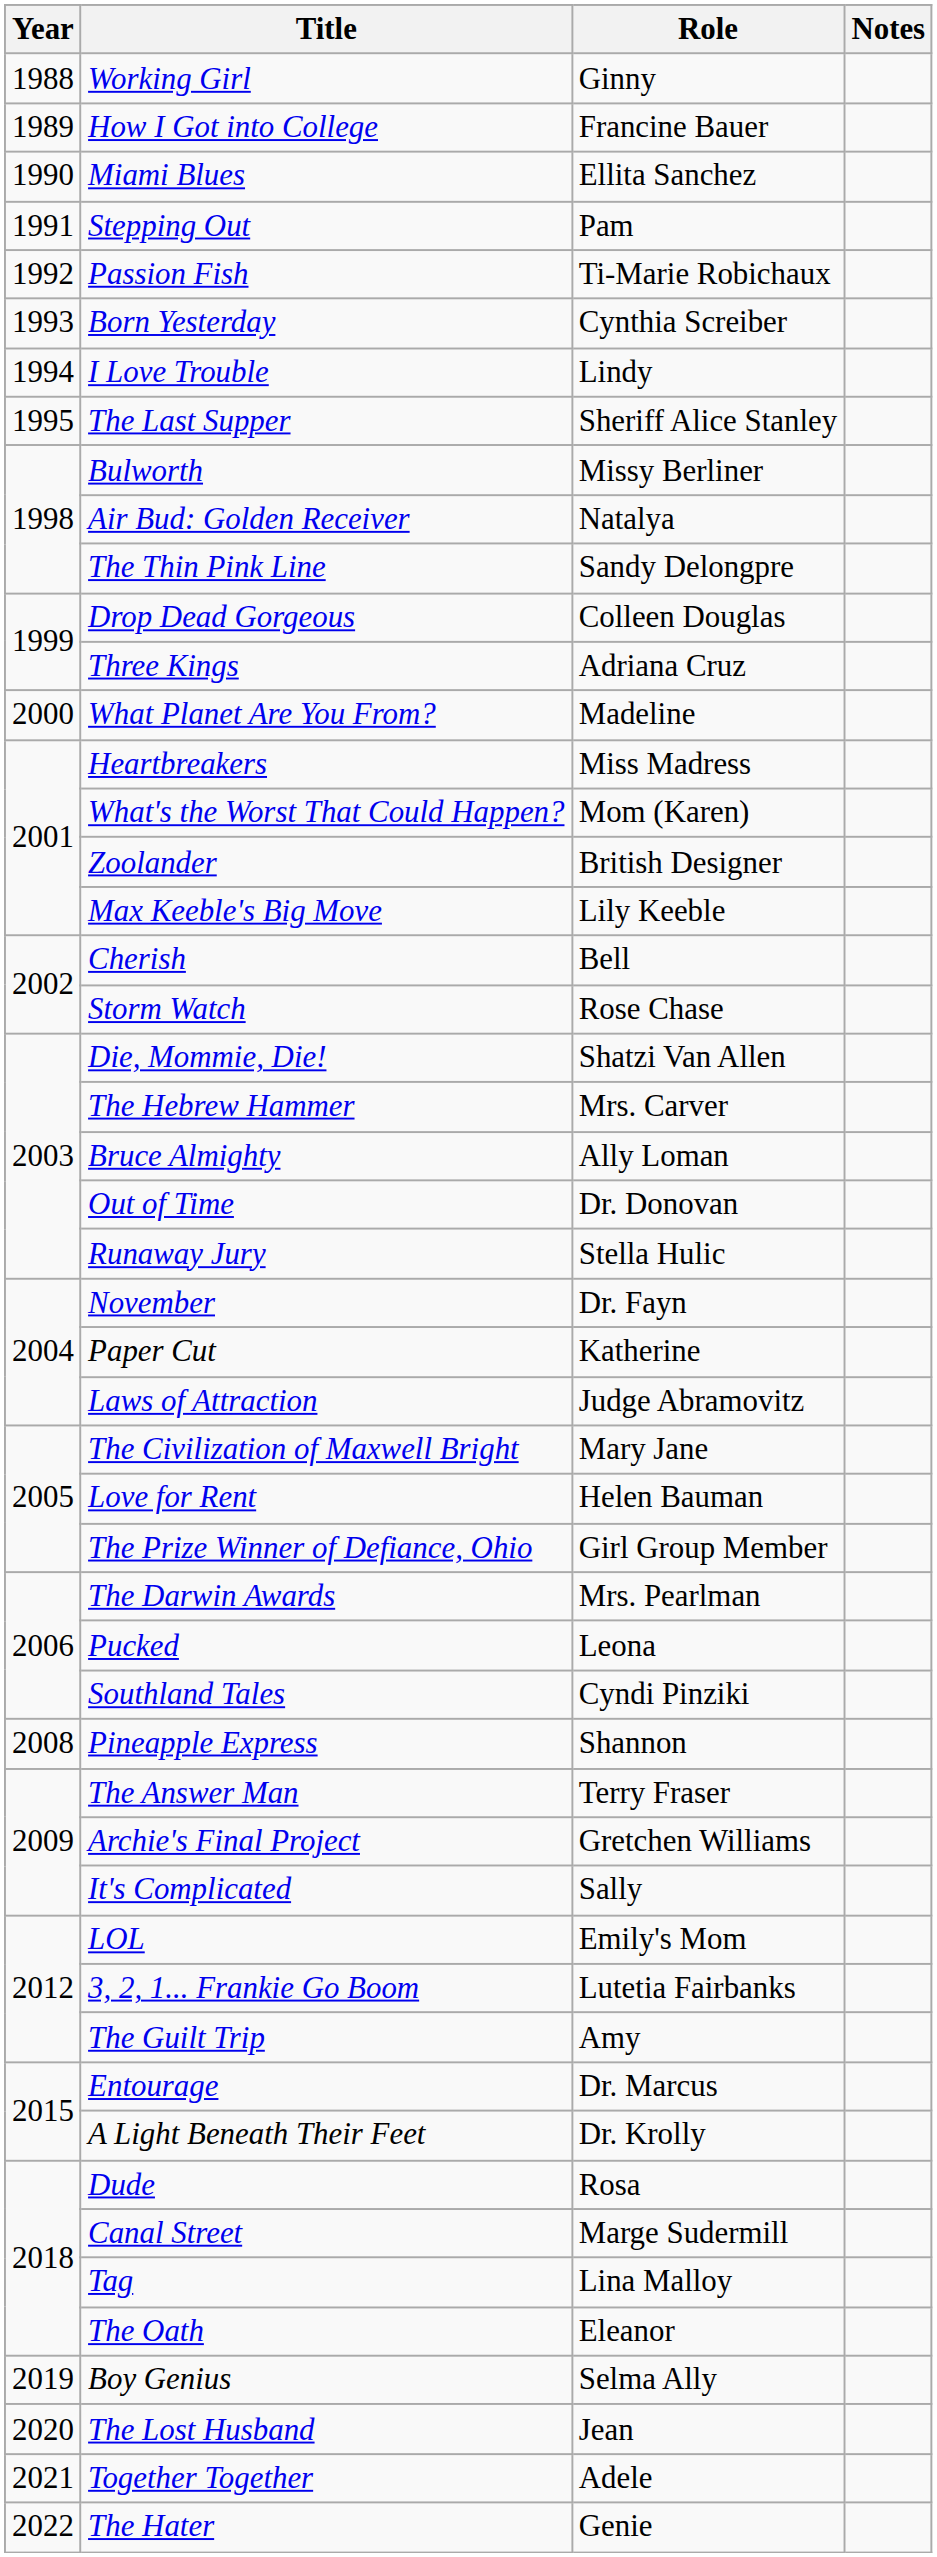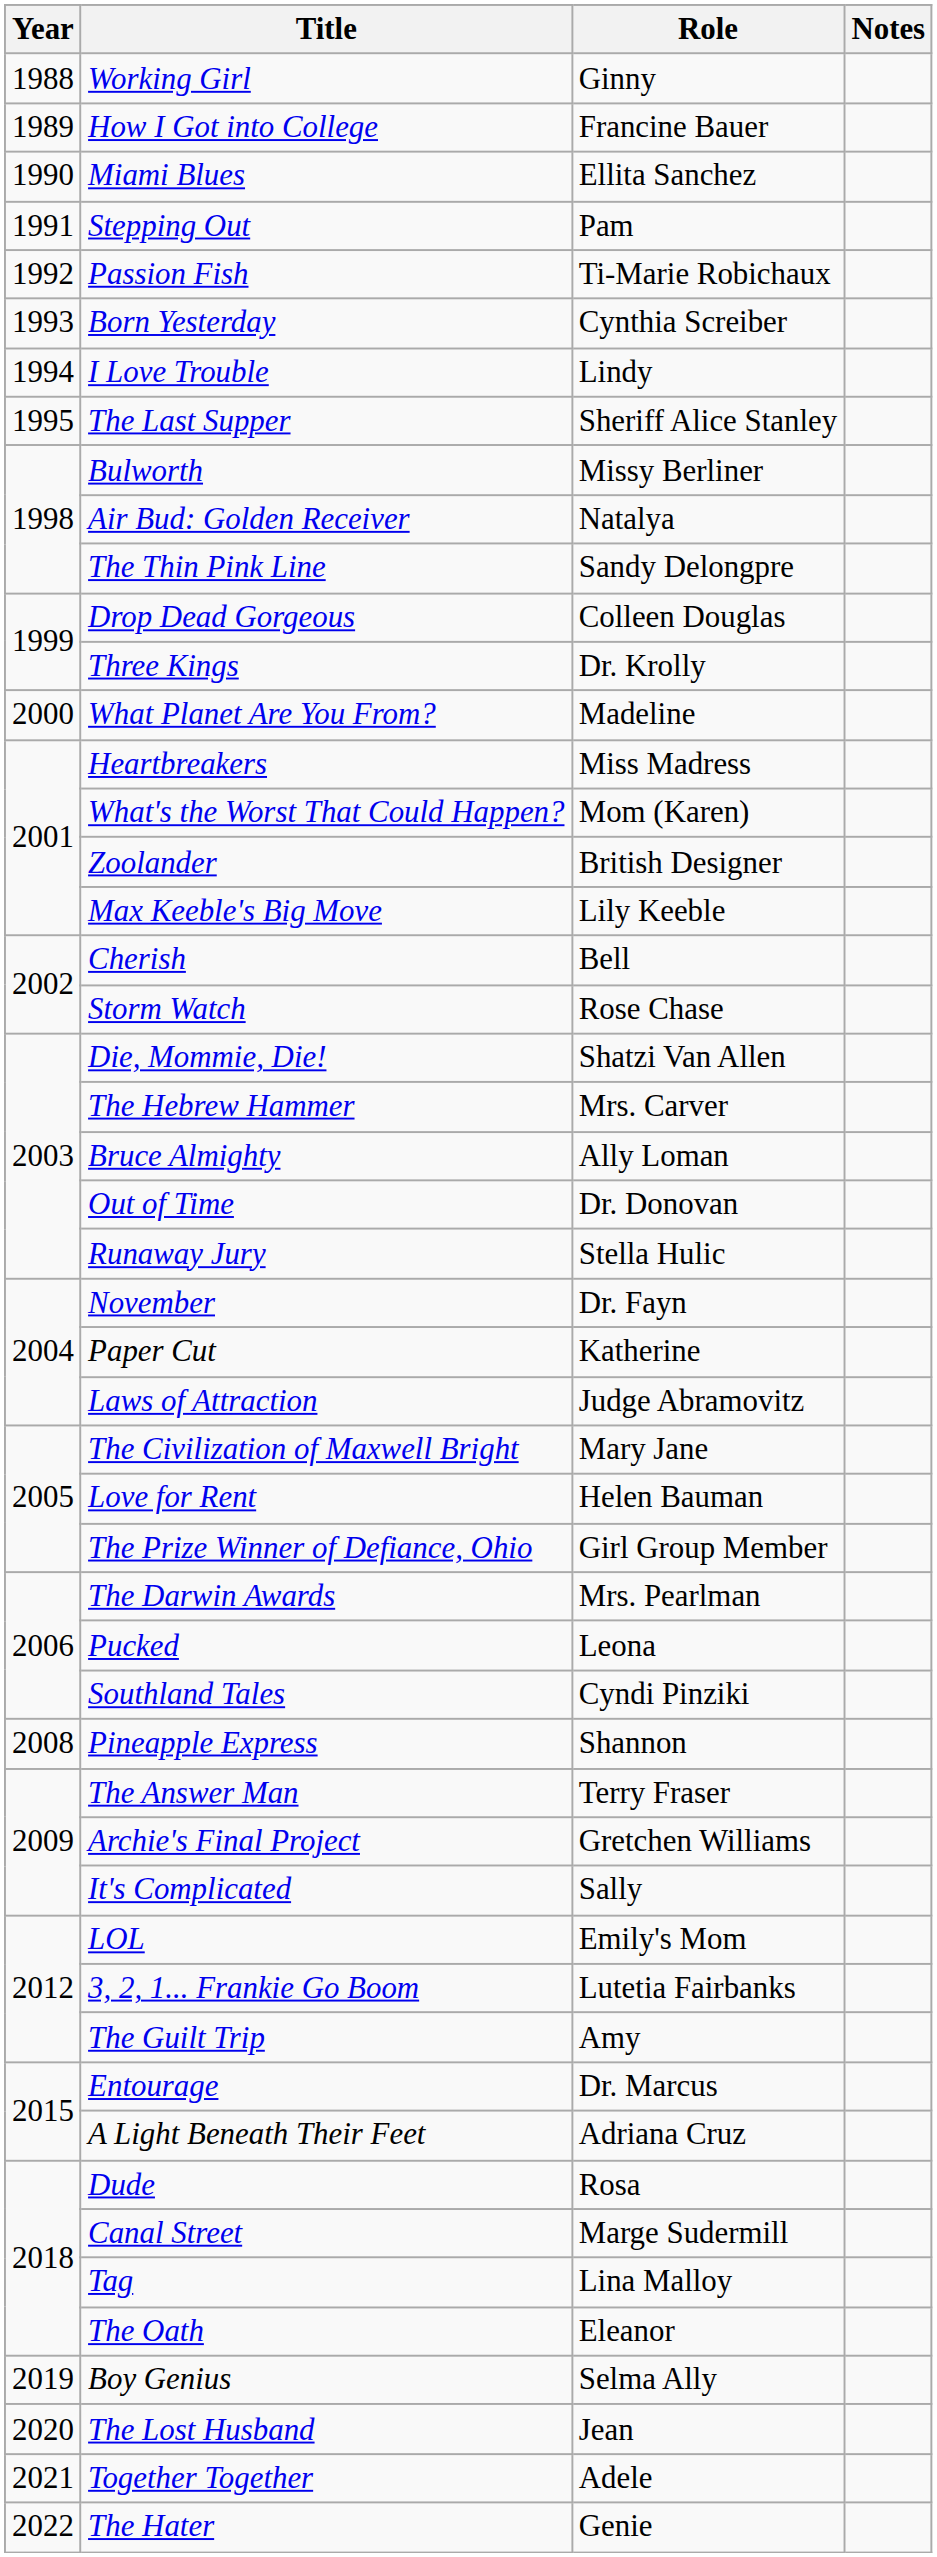(662, 665) Adriana Cruz -> (642, 665) Dr. Krolly
(642, 2134) Dr. Krolly -> (662, 2134) Adriana Cruz
